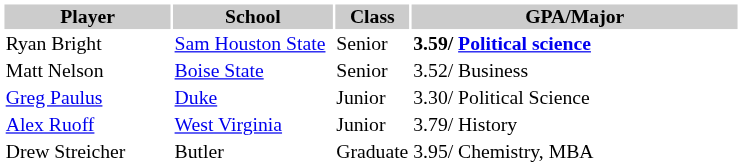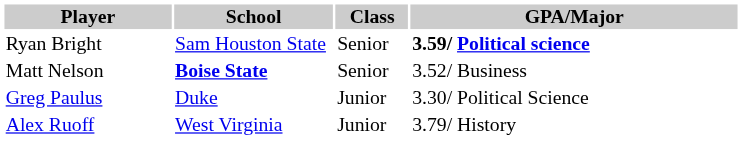(219, 70) normal -> (221, 70) bold
- row: (66, 151)
